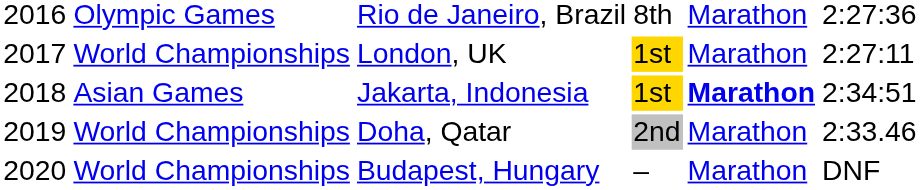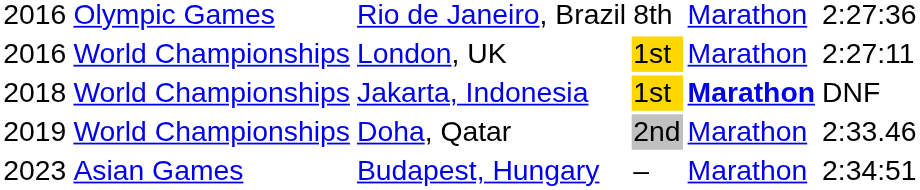(35, 53) 2017 -> (35, 53) 2016
(158, 92) Asian Games -> (212, 92) World Championships
(869, 92) 2:34:51 -> (851, 92) DNF
(35, 170) 2020 -> (35, 170) 2023
(212, 170) World Championships -> (158, 170) Asian Games
(851, 170) DNF -> (869, 170) 2:34:51
